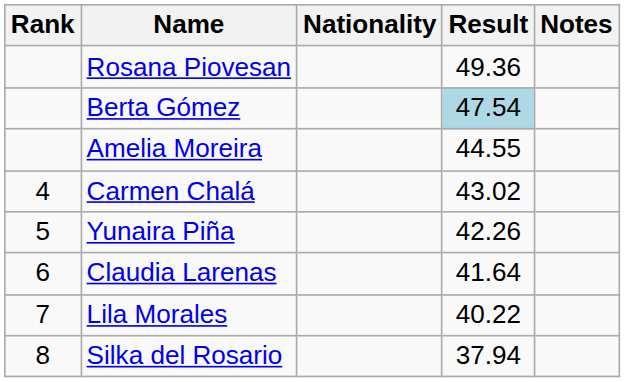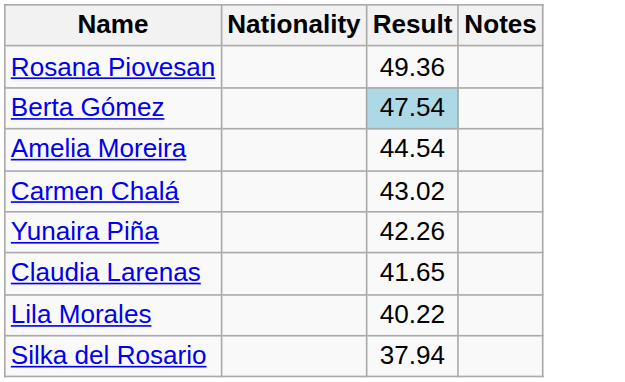- column: (43, 25)
(488, 149) 44.55 -> (412, 149) 44.54
(488, 273) 41.64 -> (412, 273) 41.65
